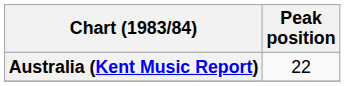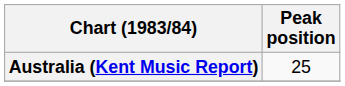(301, 66) 22 -> (301, 66) 25
